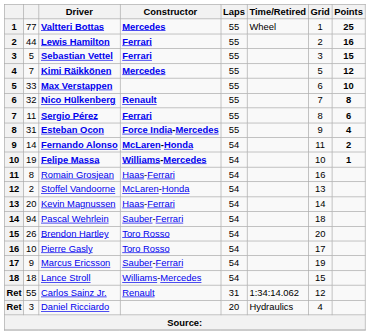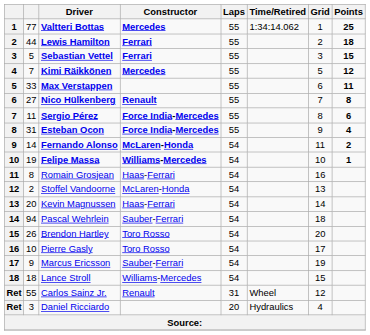(263, 26) Wheel -> (274, 26) 1:34:14.062
(349, 41) 16 -> (349, 41) 18
(349, 85) 10 -> (349, 85) 11
(31, 100) 32 -> (31, 100) 27
(137, 115) Ferrari -> (170, 115) Force India-Mercedes
(274, 292) 1:34:14.062 -> (263, 292) Wheel
